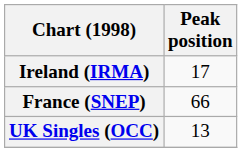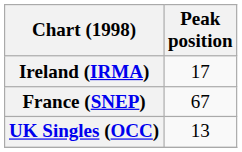(200, 101) 66 -> (200, 101) 67
